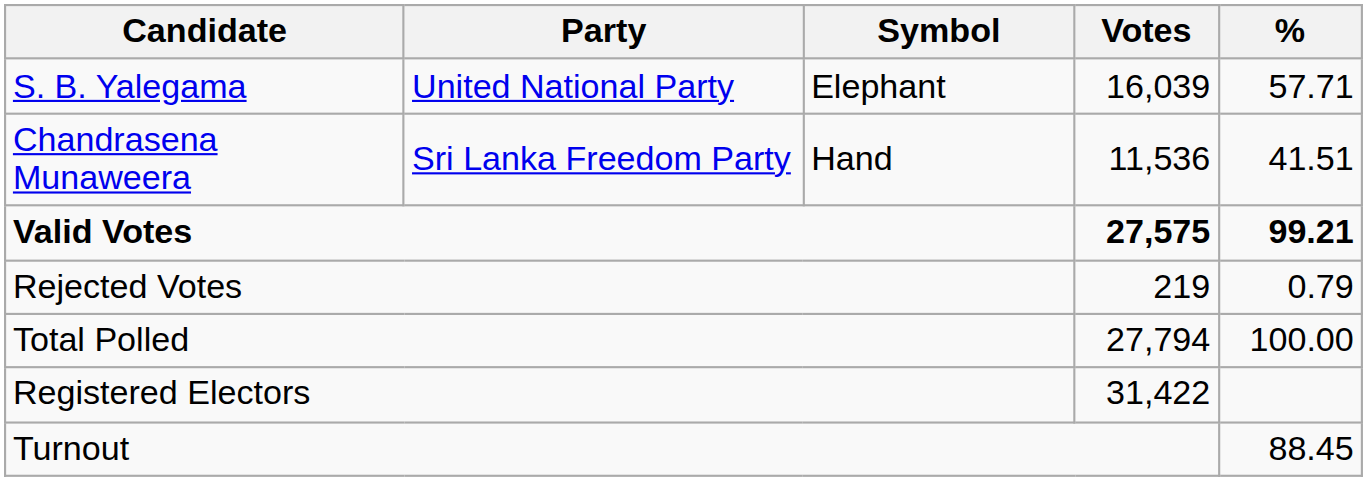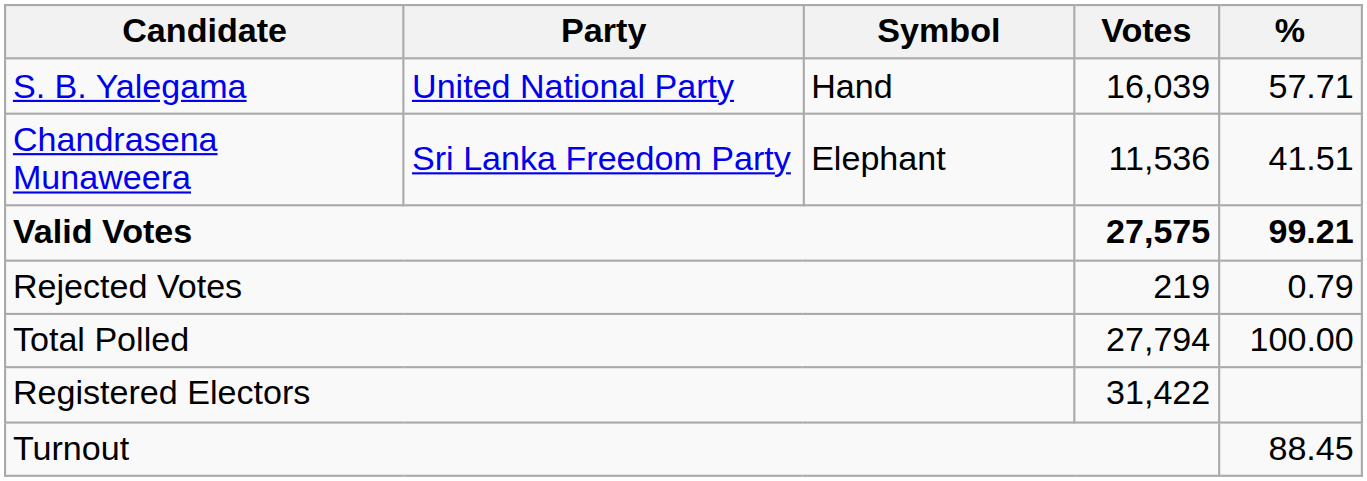(878, 85) Elephant -> (852, 85) Hand
(852, 158) Hand -> (878, 158) Elephant
